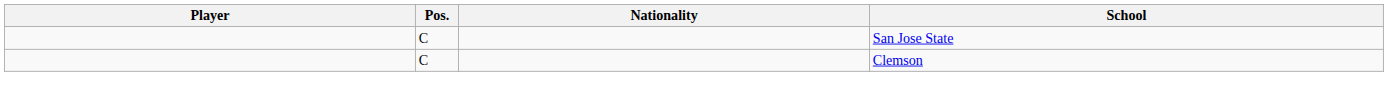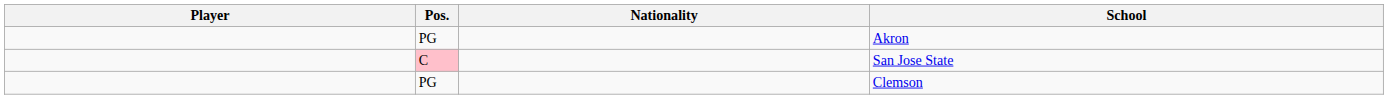+ row: (891, 37)
(423, 37) no background -> (423, 60) pink background
(423, 60) C -> (428, 82) PG
